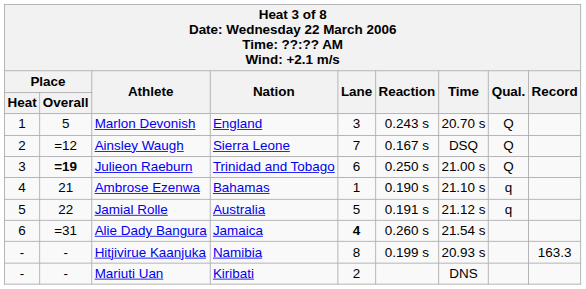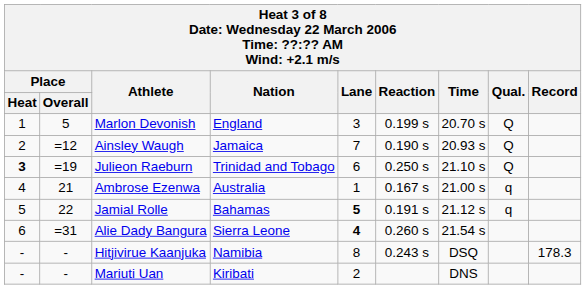(407, 124) 0.243 s -> (407, 124) 0.199 s
(251, 145) Sierra Leone -> (238, 145) Jamaica
(407, 145) 0.167 s -> (407, 145) 0.190 s
(463, 145) DSQ -> (463, 145) 20.93 s
(22, 167) normal -> (22, 167) bold
(66, 167) bold -> (66, 167) normal
(463, 167) 21.00 s -> (463, 167) 21.10 s
(241, 188) Bahamas -> (239, 188) Australia
(407, 188) 0.190 s -> (407, 188) 0.167 s
(463, 188) 21.10 s -> (463, 188) 21.00 s
(239, 209) Australia -> (241, 209) Bahamas
(357, 209) normal -> (357, 209) bold
(238, 231) Jamaica -> (251, 231) Sierra Leone
(407, 252) 0.199 s -> (407, 252) 0.243 s
(463, 252) 20.93 s -> (463, 252) DSQ
(555, 252) 163.3 -> (555, 252) 178.3
